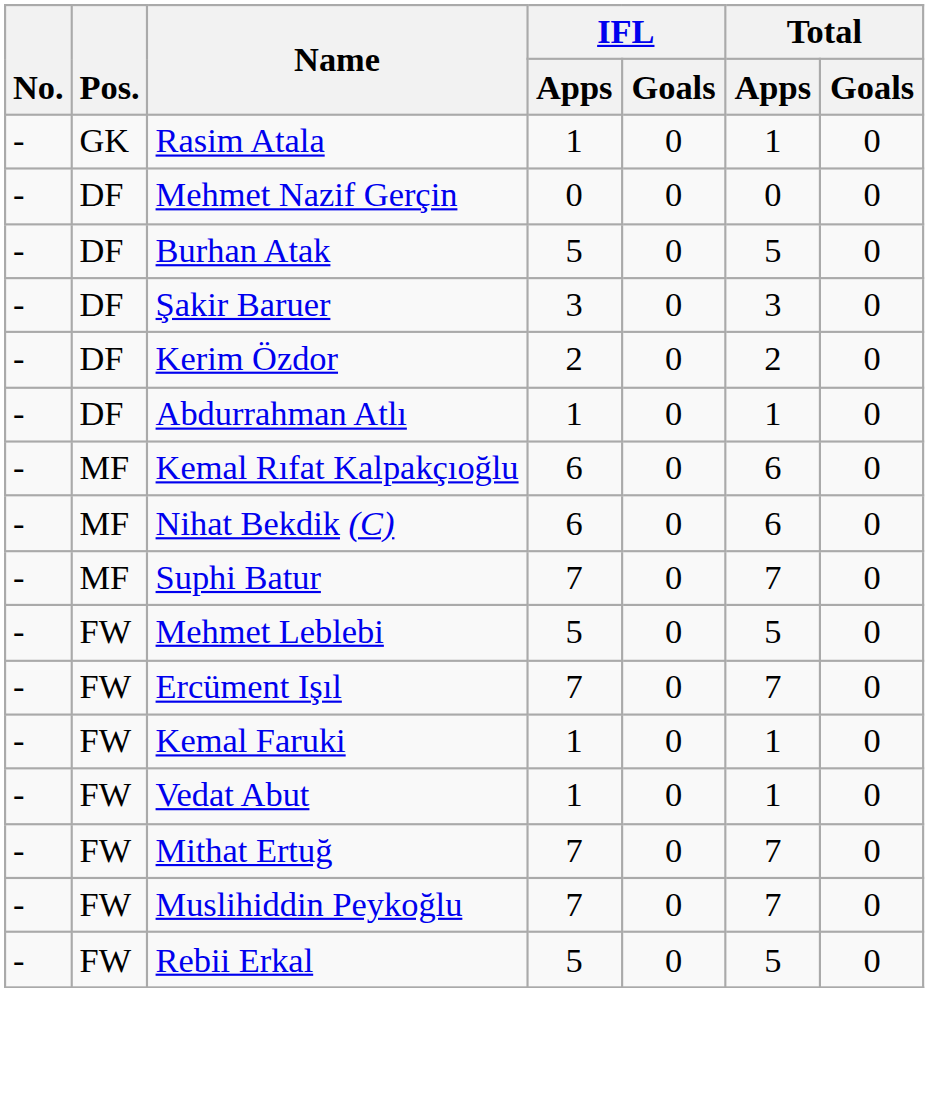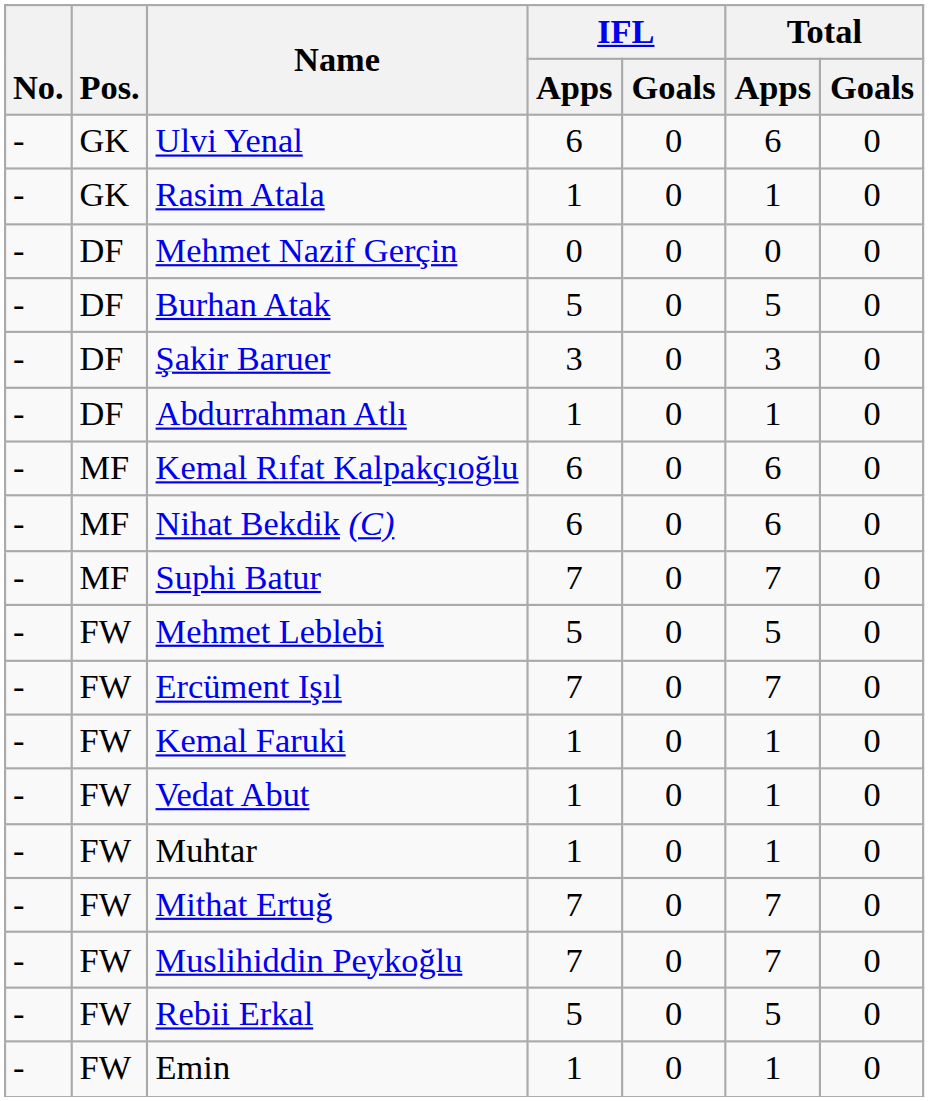+ row: (229, 140)
- row: (247, 359)
+ row: (206, 850)
+ row: (193, 1068)
